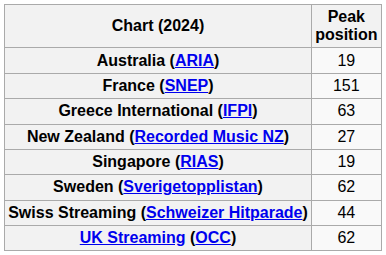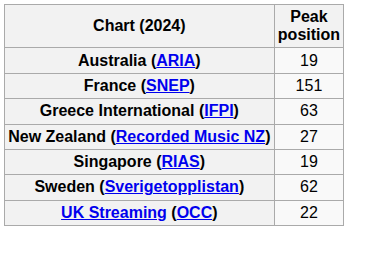- row: (158, 212)
(346, 238) 62 -> (309, 212) 22
